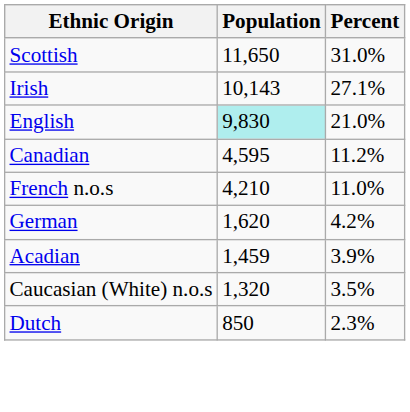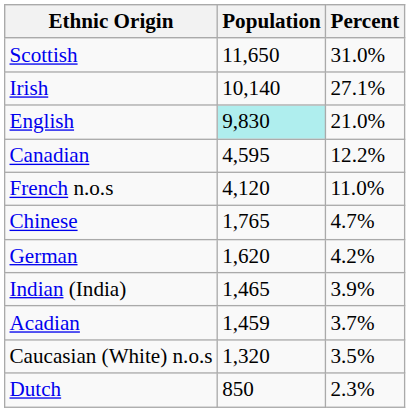(251, 88) 10,143 -> (251, 88) 10,140
(357, 155) 11.2% -> (358, 155) 12.2%
(246, 188) 4,210 -> (246, 188) 4,120
+ row: (44, 222)
+ row: (68, 289)
(353, 255) 3.9% -> (353, 322) 3.7%
